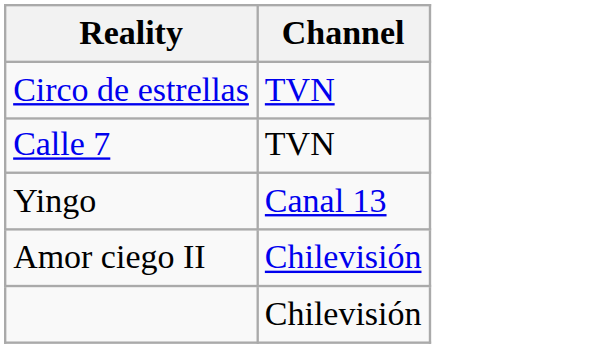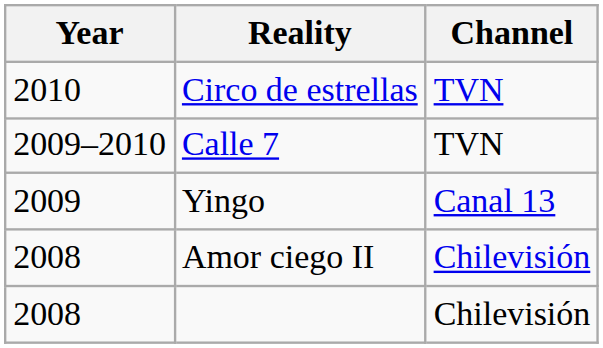+ column: (90, 32)
